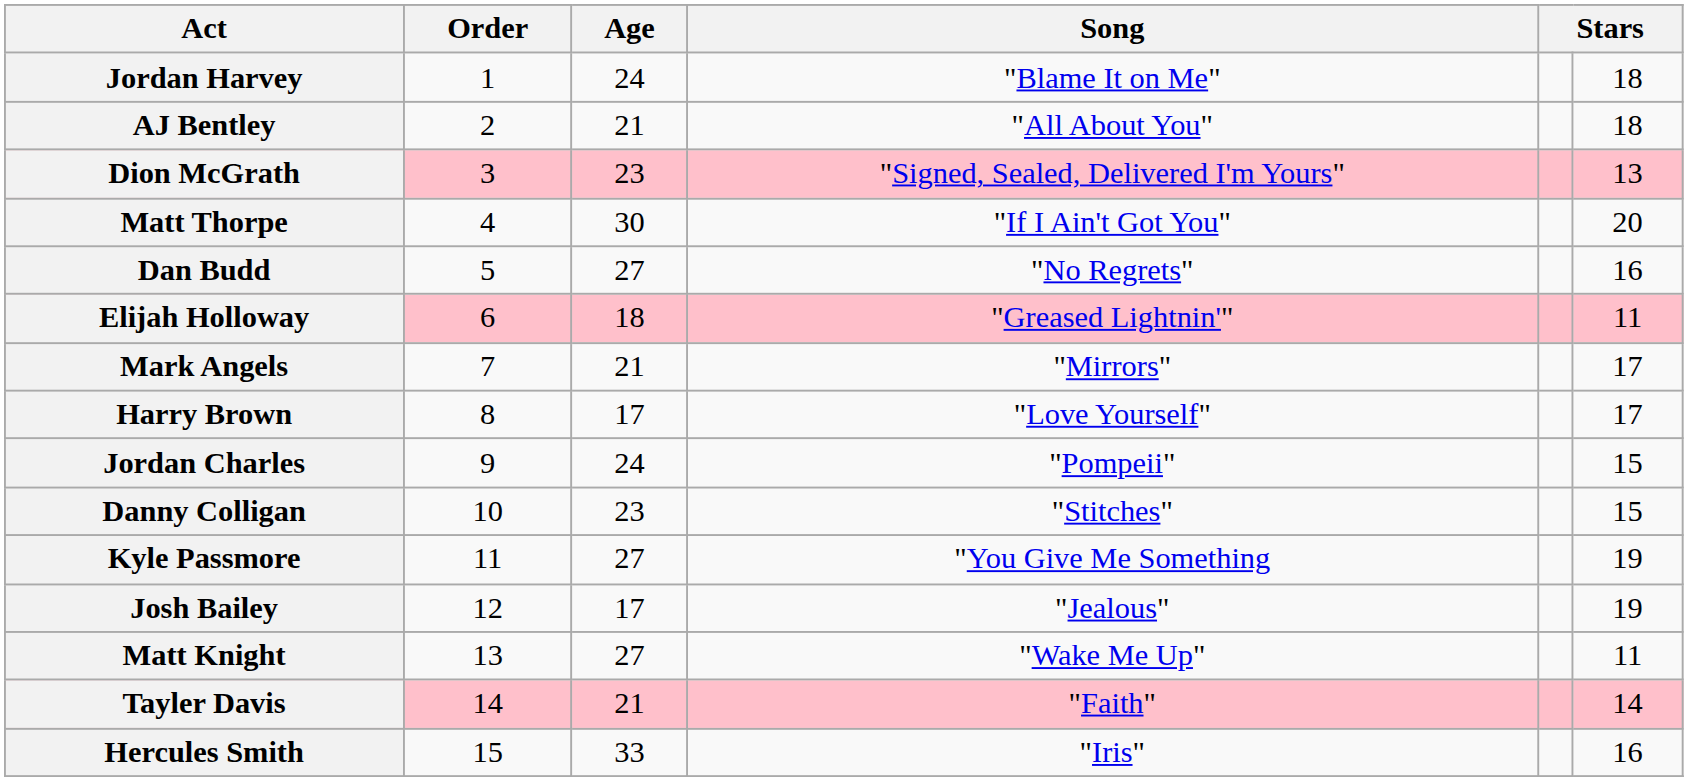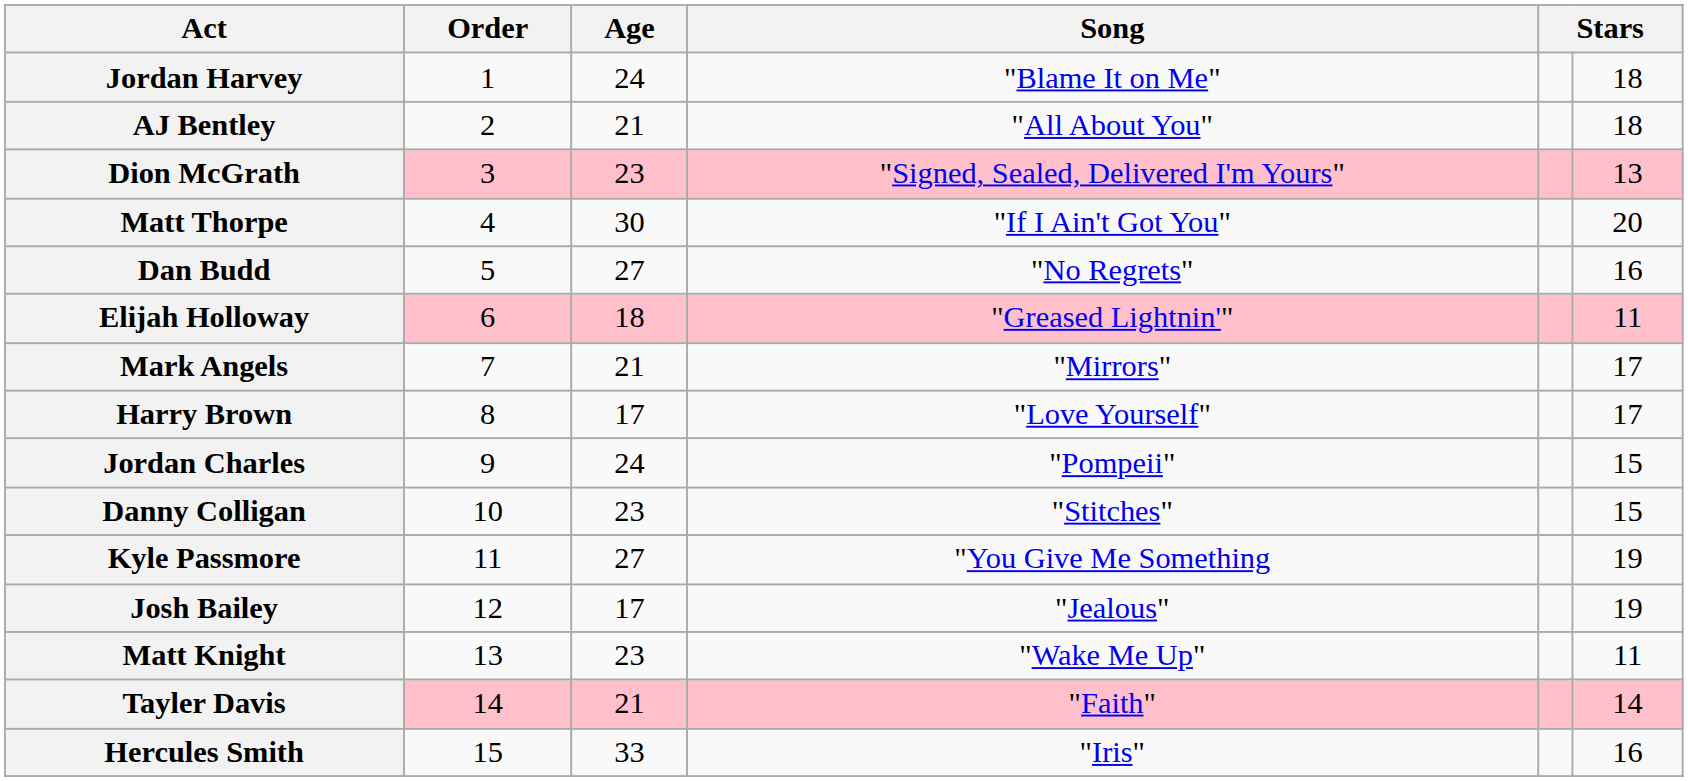(629, 655) 27 -> (629, 655) 23
